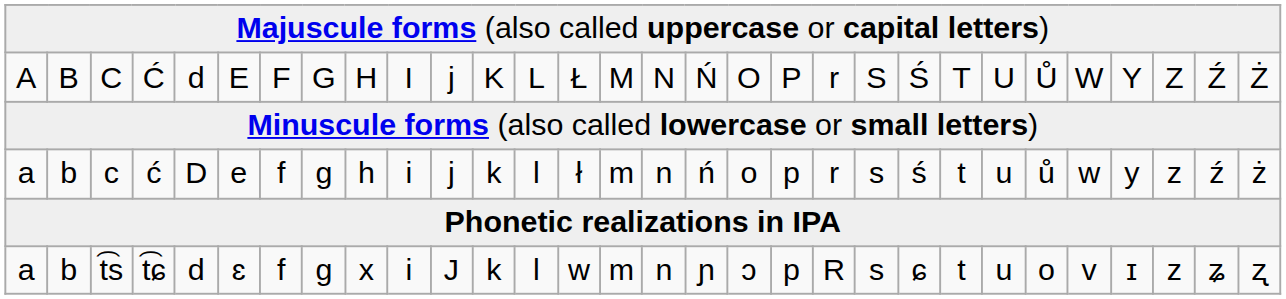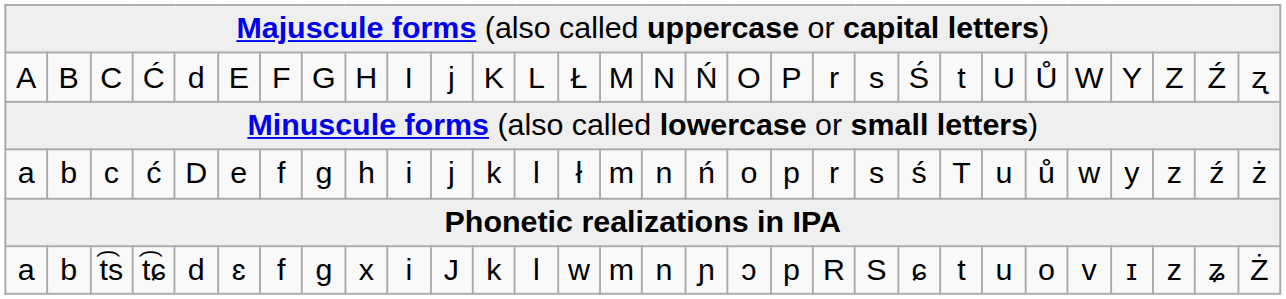(876, 76) S -> (876, 76) s
(962, 76) T -> (962, 76) t
(1259, 76) Ż -> (1259, 76) ʐ
(962, 173) t -> (962, 173) T
(876, 269) s -> (876, 269) S
(1259, 269) ʐ -> (1259, 269) Ż
